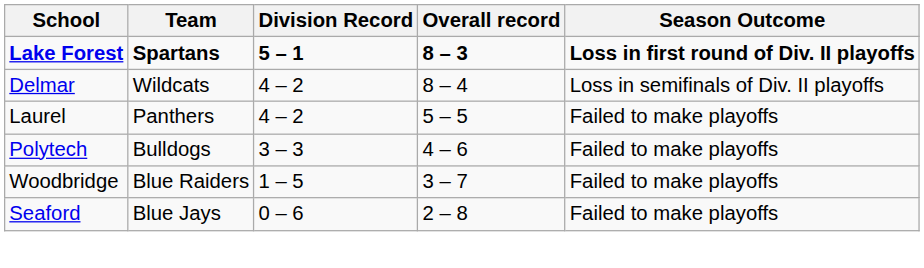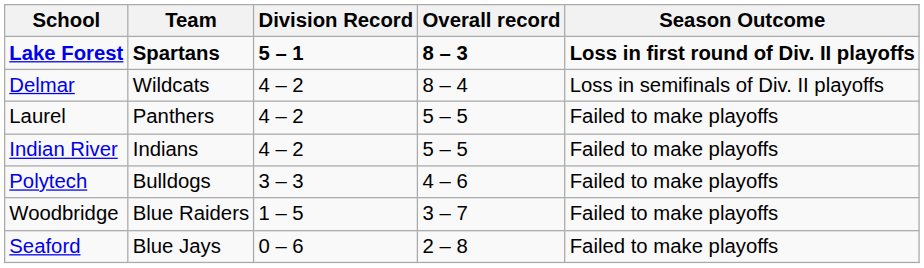+ row: (64, 149)
